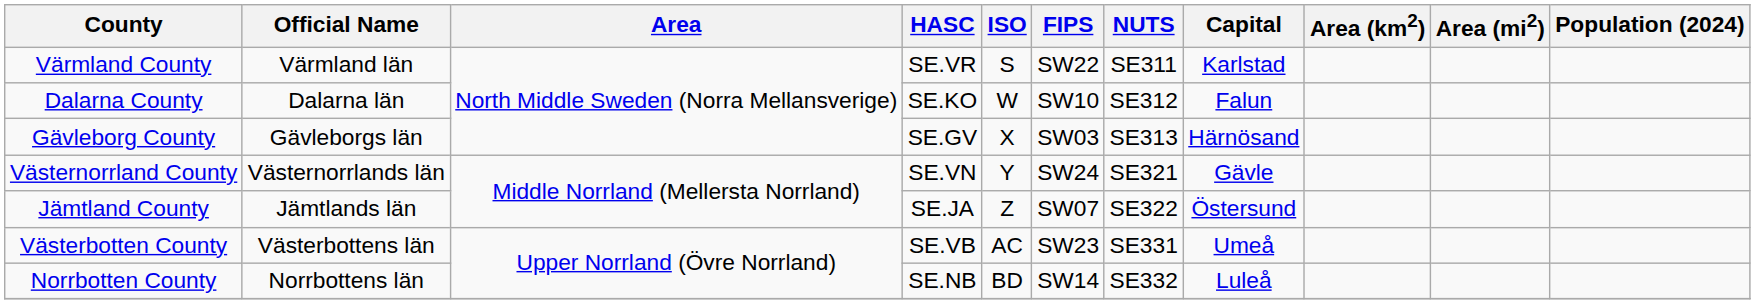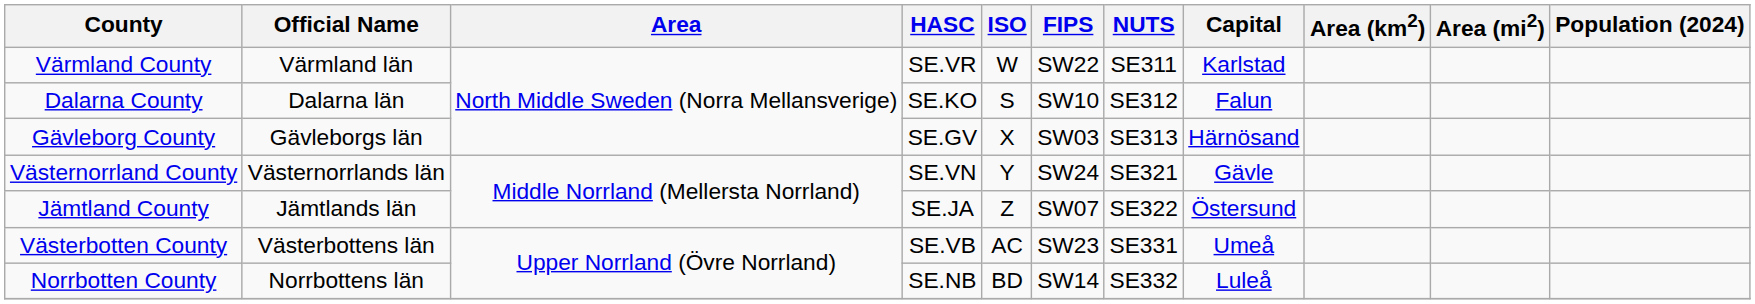(1007, 64) S -> (1007, 64) W
(1007, 100) W -> (1007, 100) S
